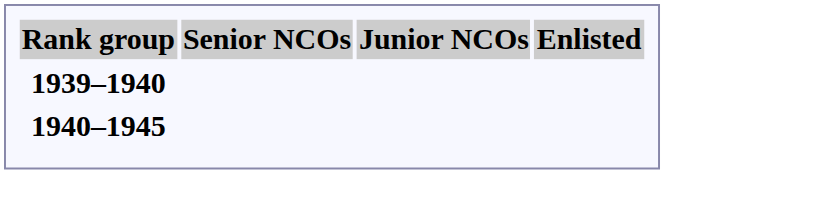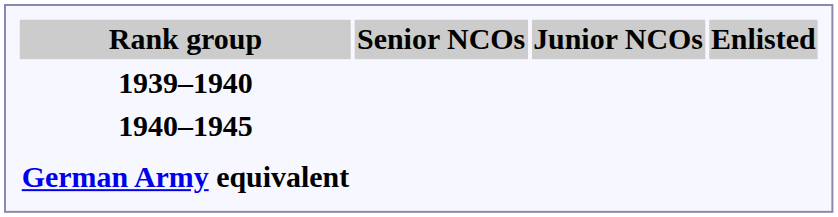+ row: (185, 176)
